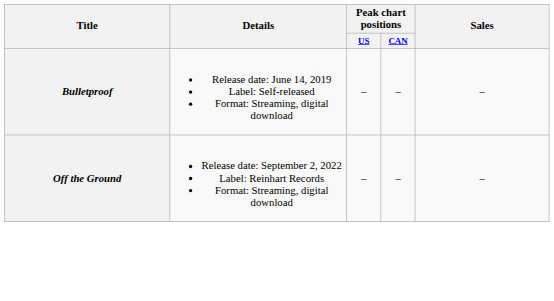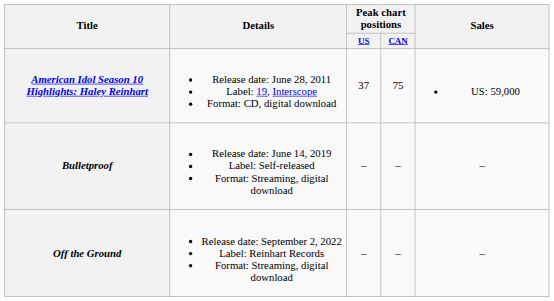+ row: (87, 85)
